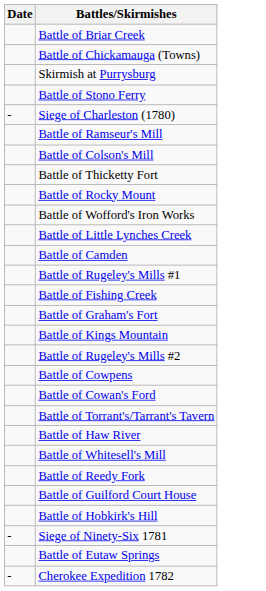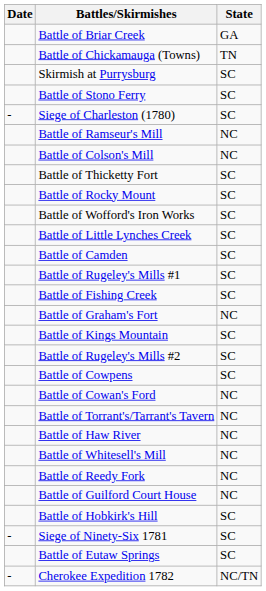+ column: (239, 14)
